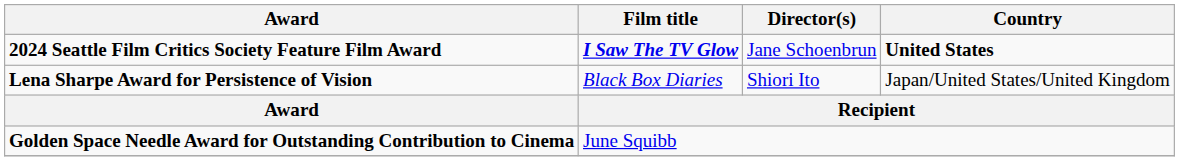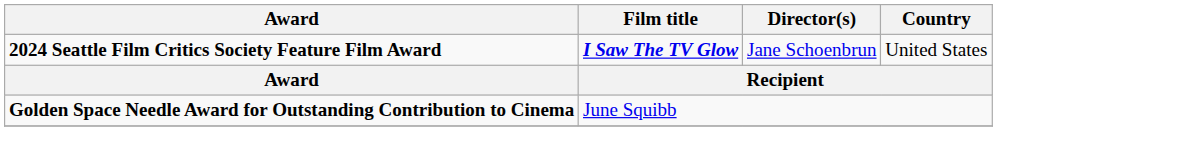(939, 49) bold -> (936, 49) normal
- row: (191, 79)
